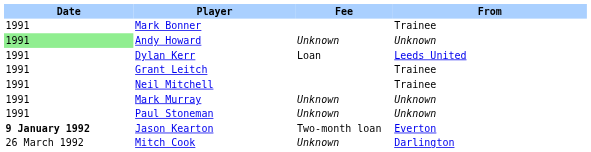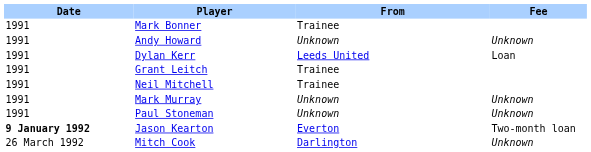columns swapped: (490, 11) <-> (344, 11)
(18, 41) lightgreen background -> (18, 41) no background
